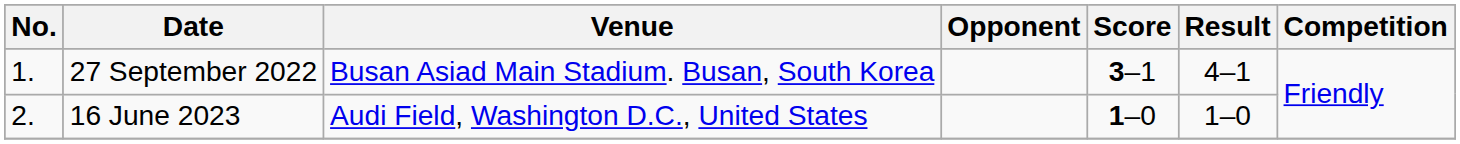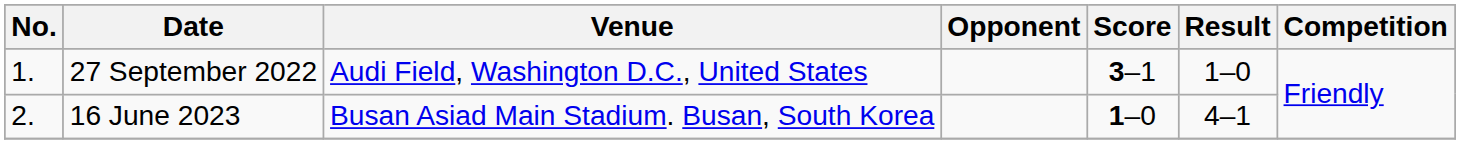(632, 71) Busan Asiad Main Stadium. Busan, South Korea -> (599, 71) Audi Field, Washington D.C., United States
(1228, 71) 4–1 -> (1228, 71) 1–0
(599, 116) Audi Field, Washington D.C., United States -> (632, 116) Busan Asiad Main Stadium. Busan, South Korea
(1228, 116) 1–0 -> (1228, 116) 4–1
